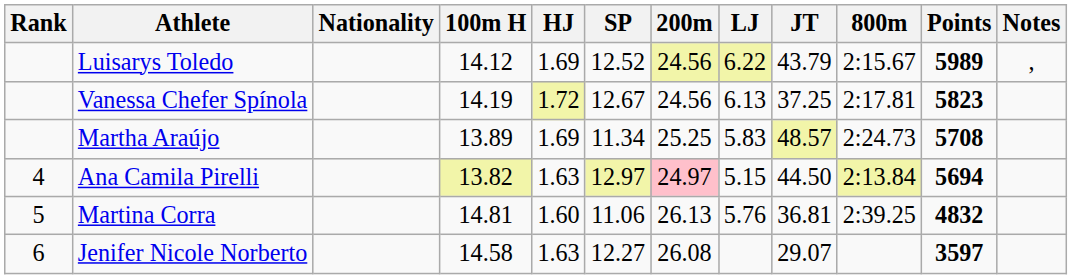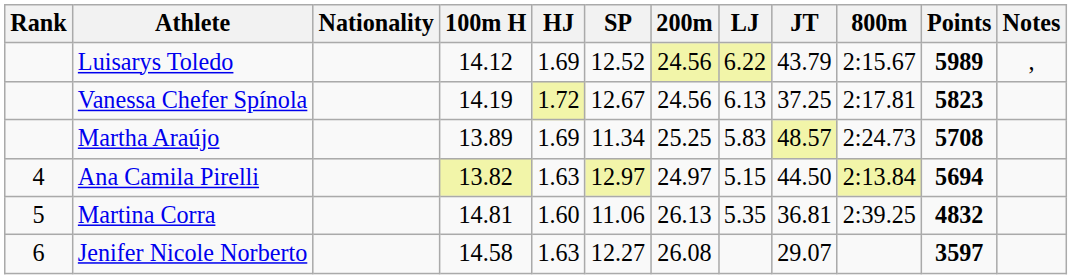(684, 176) pink background -> (684, 176) no background
(745, 215) 5.76 -> (745, 215) 5.35
